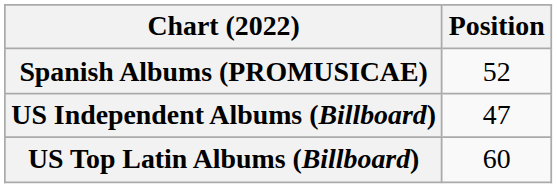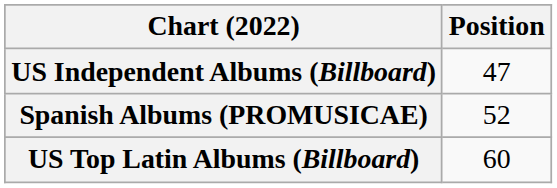rows swapped: (224, 70) <-> (224, 114)
